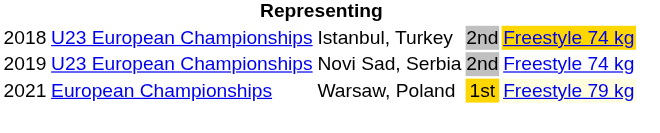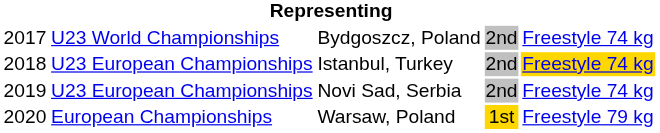+ row: (399, 37)
(25, 90) 2021 -> (25, 116) 2020
(569, 90) lightyellow background -> (588, 116) no background
